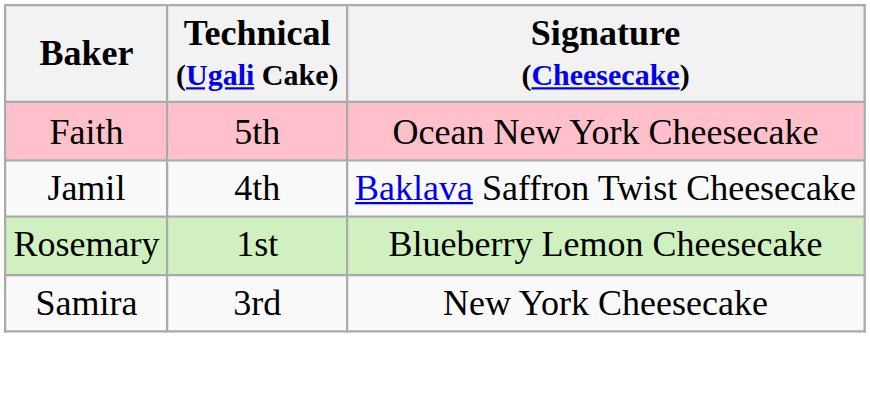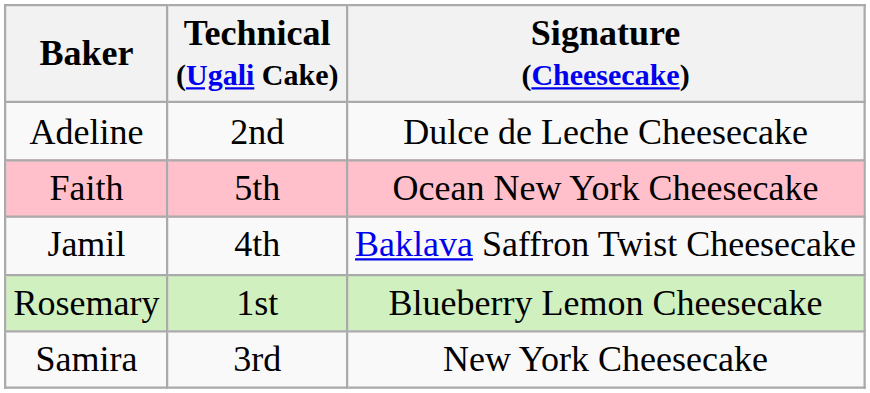+ row: (86, 130)
